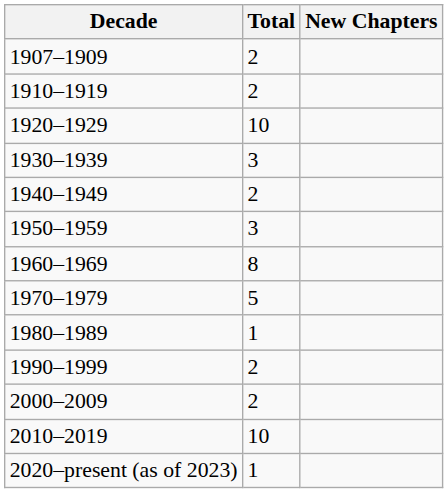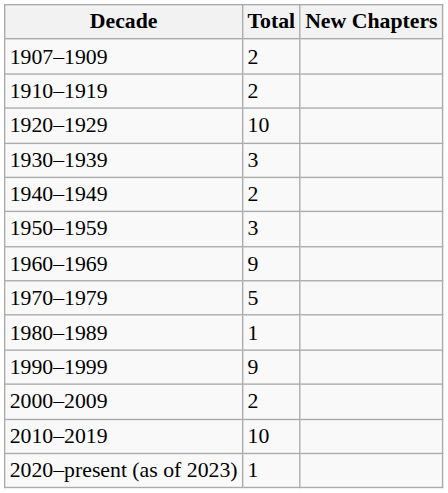(253, 263) 8 -> (253, 263) 9
(253, 366) 2 -> (253, 366) 9
